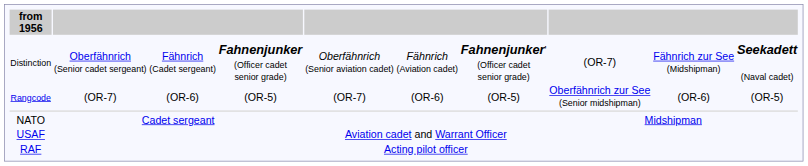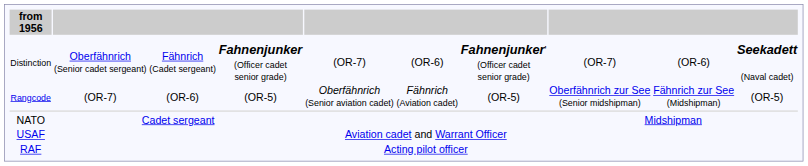(349, 62) Oberfähnrich (Senior aviation cadet) -> (349, 62) (OR-7)
(427, 62) Fähnrich (Aviation cadet) -> (427, 62) (OR-6)
(694, 62) Fähnrich zur See (Midshipman) -> (694, 62) (OR-6)
(349, 96) (OR-7) -> (349, 96) Oberfähnrich (Senior aviation cadet)
(427, 96) (OR-6) -> (427, 96) Fähnrich (Aviation cadet)
(694, 96) (OR-6) -> (694, 96) Fähnrich zur See (Midshipman)
